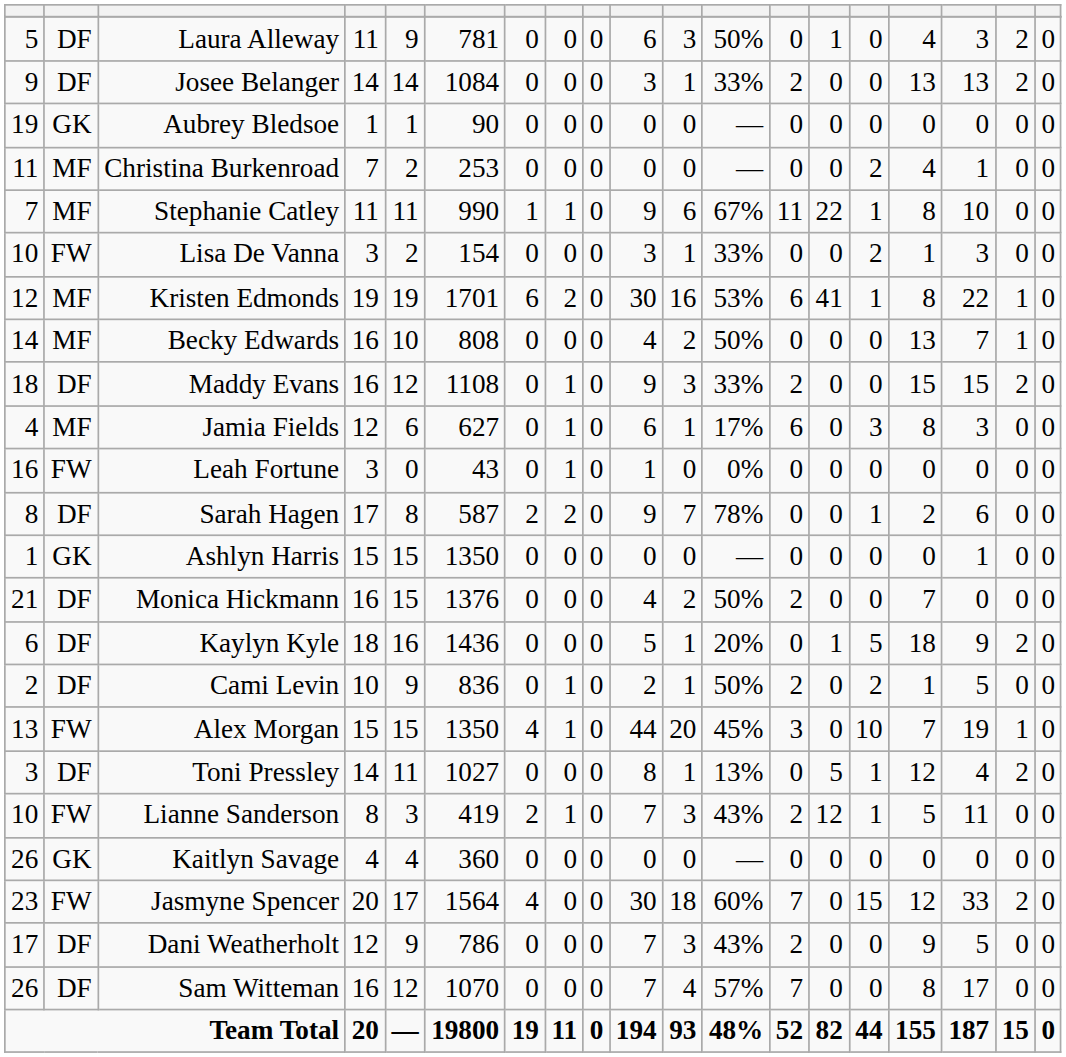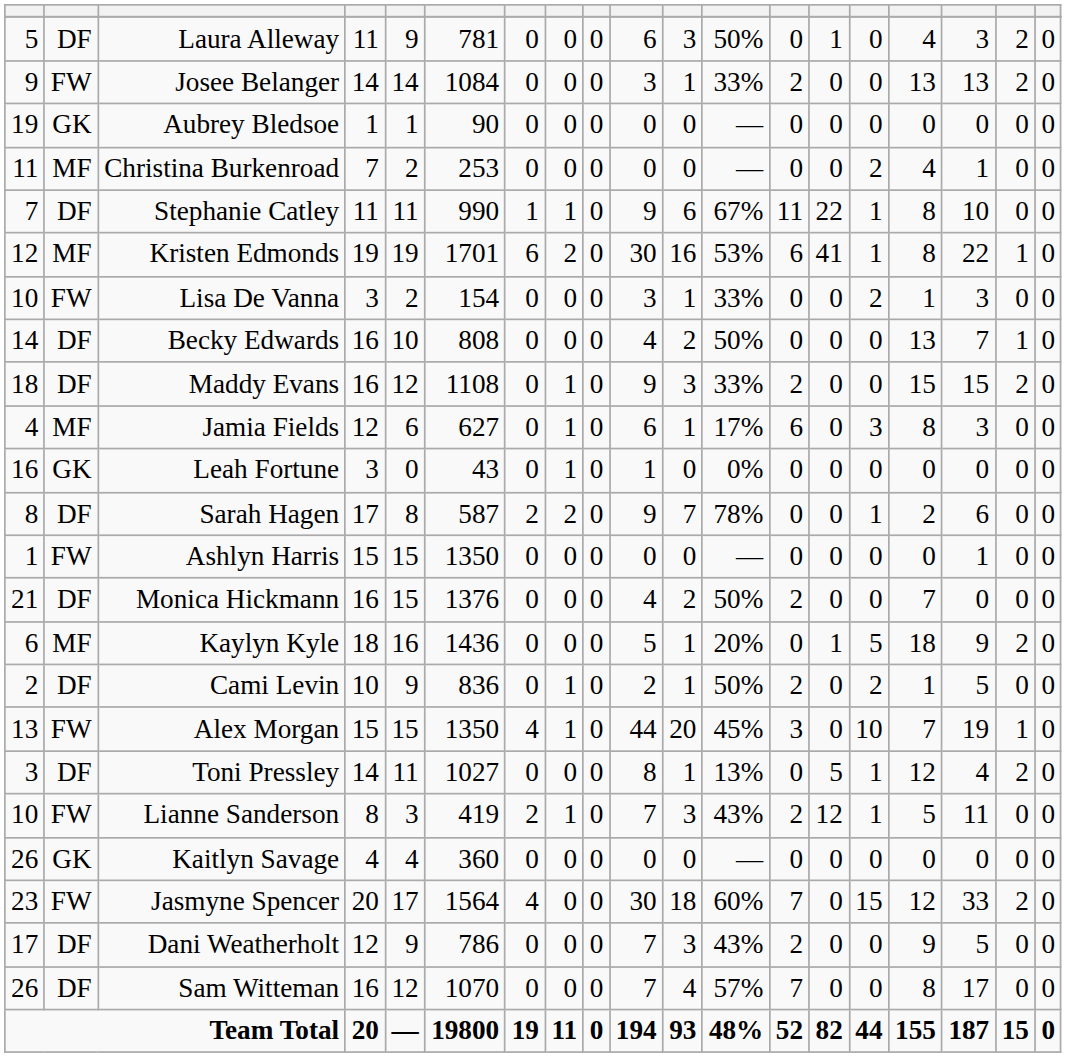(74, 81) DF -> (71, 81) FW
(72, 211) MF -> (74, 211) DF
rows swapped: (259, 254) <-> (244, 297)
(72, 340) MF -> (74, 340) DF
(71, 469) FW -> (72, 469) GK
(72, 556) GK -> (71, 556) FW
(74, 642) DF -> (72, 642) MF
